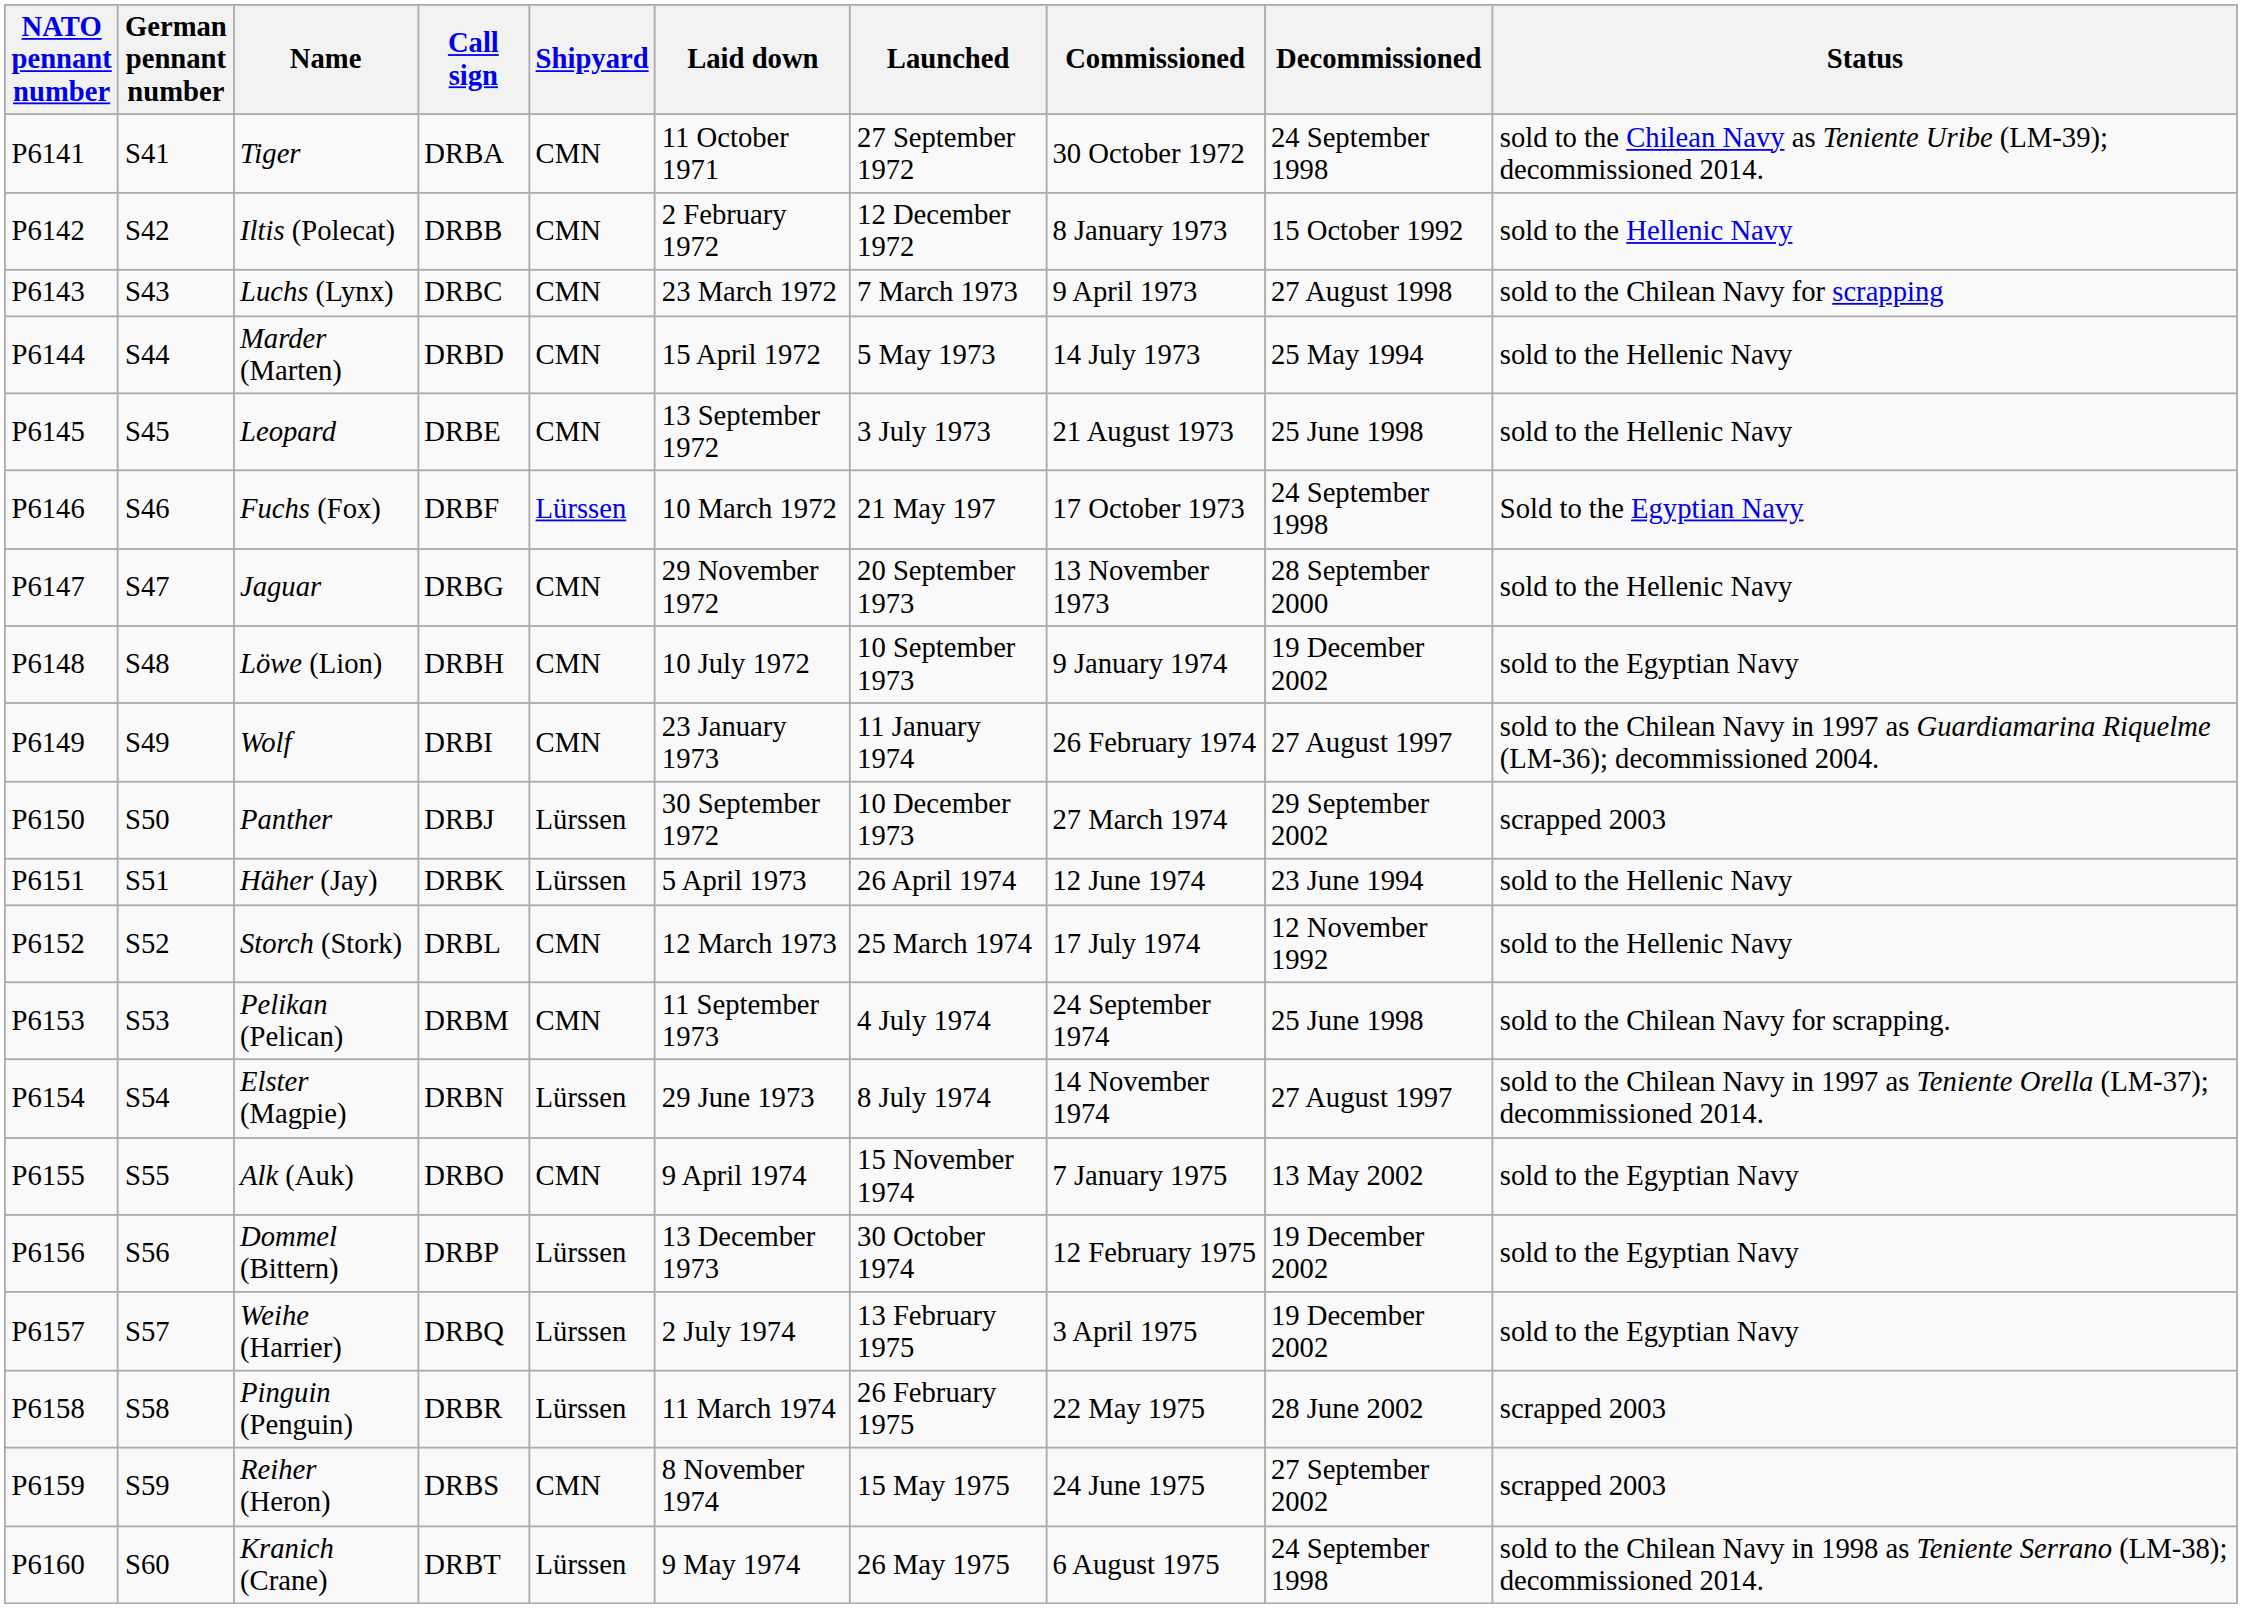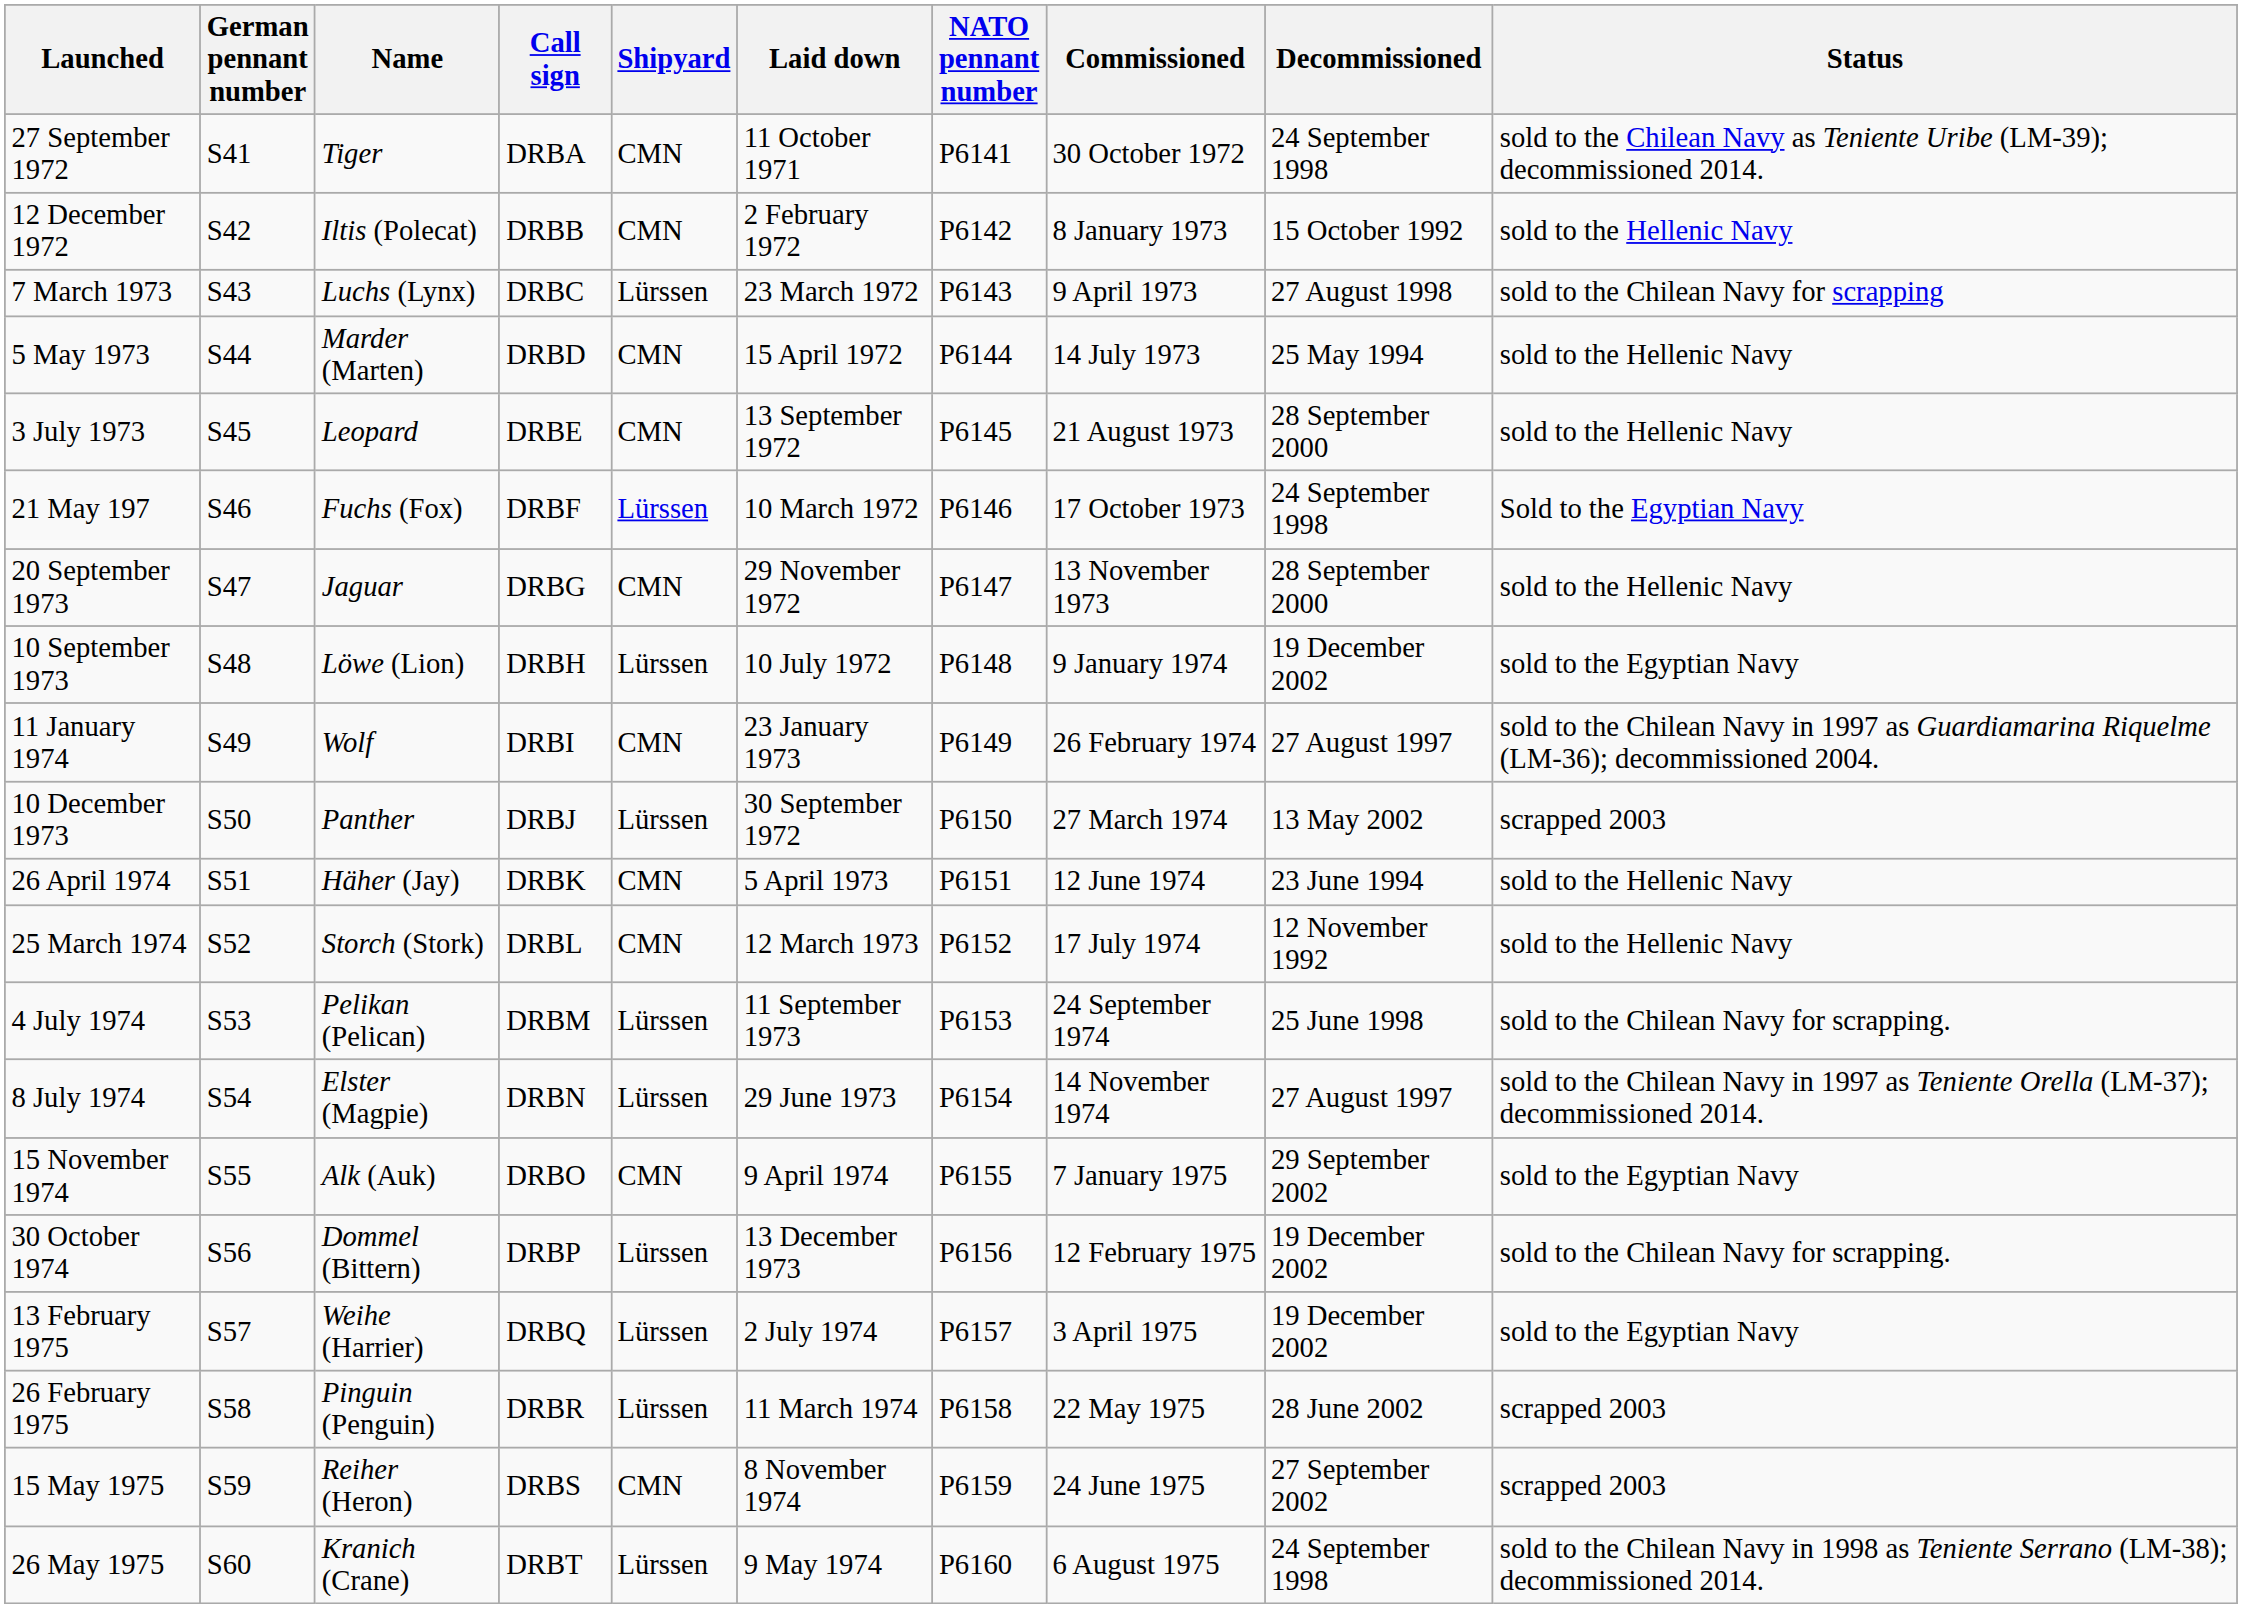columns swapped: (62, 59) <-> (948, 59)
(568, 292) CMN -> (663, 292) Lürssen
(1347, 431) 25 June 1998 -> (1350, 431) 28 September 2000
(568, 664) CMN -> (663, 664) Lürssen
(1350, 819) 29 September 2002 -> (1347, 819) 13 May 2002
(581, 881) Lürssen -> (650, 881) CMN
(568, 1020) CMN -> (663, 1020) Lürssen
(1347, 1175) 13 May 2002 -> (1350, 1175) 29 September 2002
(1649, 1253) sold to the Egyptian Navy -> (1725, 1253) sold to the Chilean Navy for scrapping.
